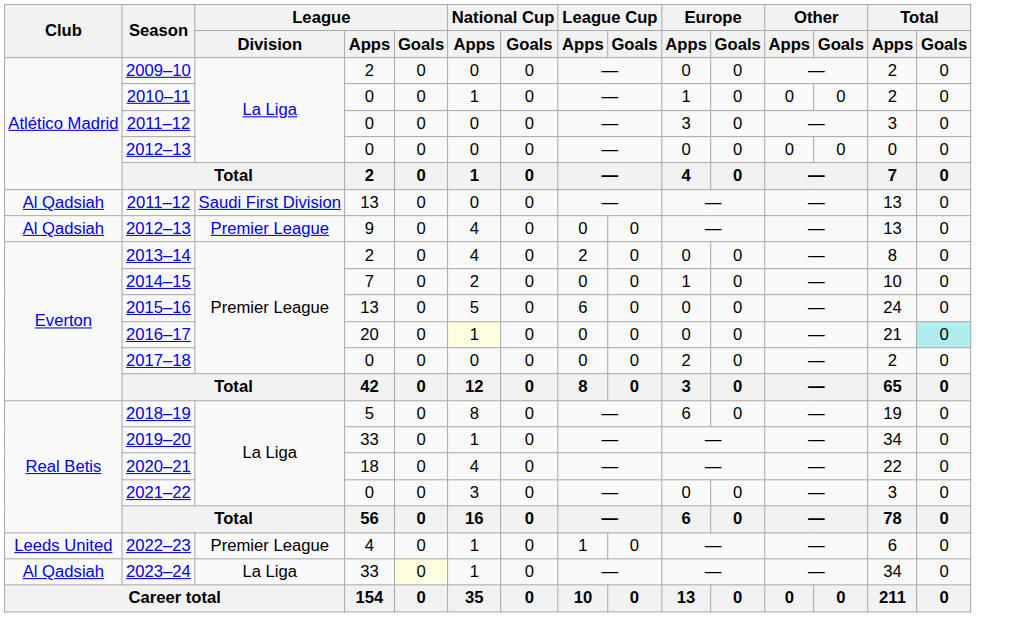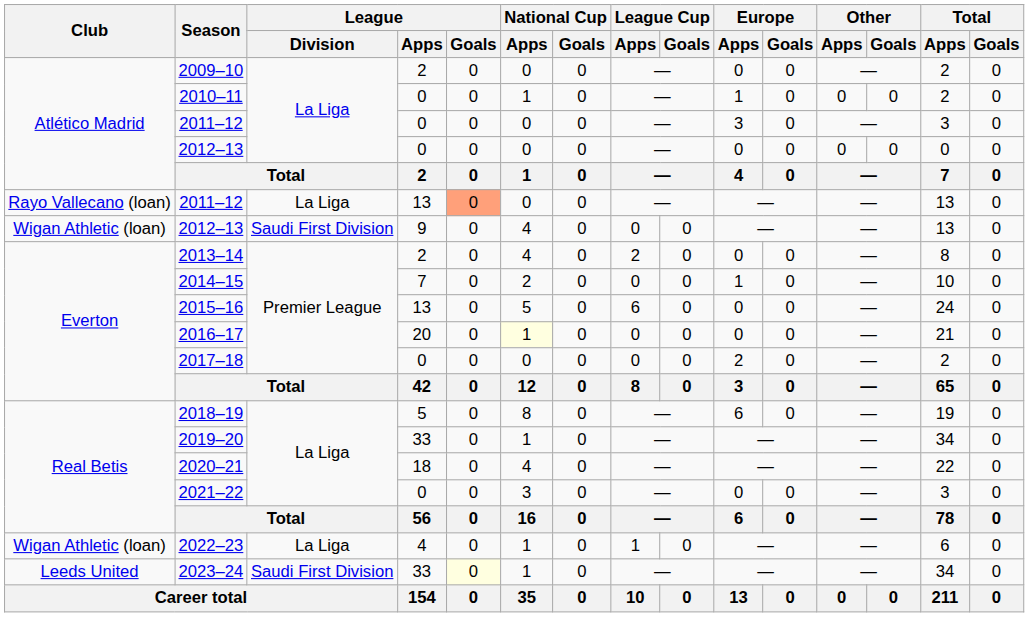(63, 202) Al Qadsiah -> (90, 202) Rayo Vallecano (loan)
(270, 202) Saudi First Division -> (322, 202) La Liga
(421, 202) no background -> (473, 202) lightsalmon background
(63, 228) Al Qadsiah -> (90, 228) Wigan Athletic (loan)
(270, 228) Premier League -> (322, 228) Saudi First Division
(944, 334) paleturquoise background -> (997, 334) no background
(63, 545) Leeds United -> (90, 545) Wigan Athletic (loan)
(270, 545) Premier League -> (322, 545) La Liga
(63, 571) Al Qadsiah -> (90, 571) Leeds United
(270, 571) La Liga -> (322, 571) Saudi First Division
